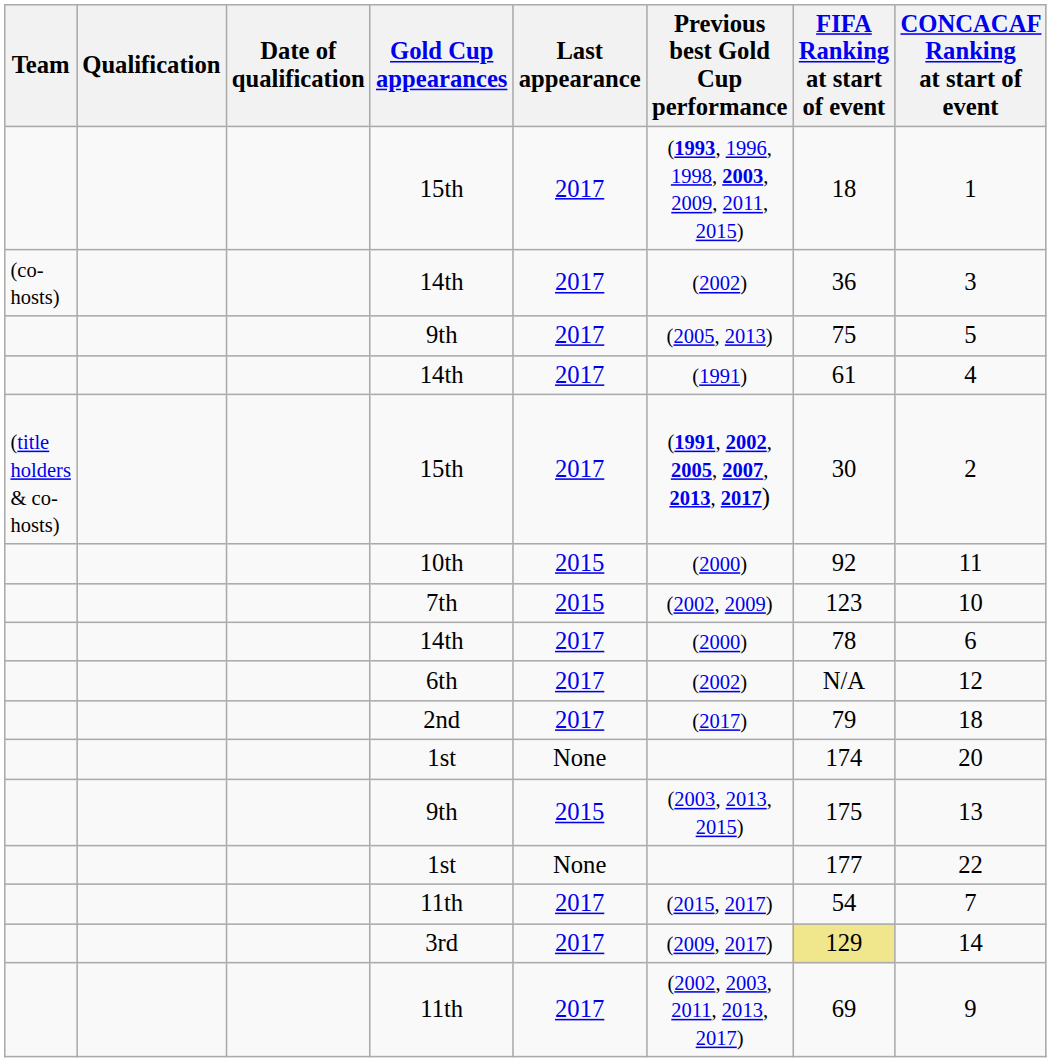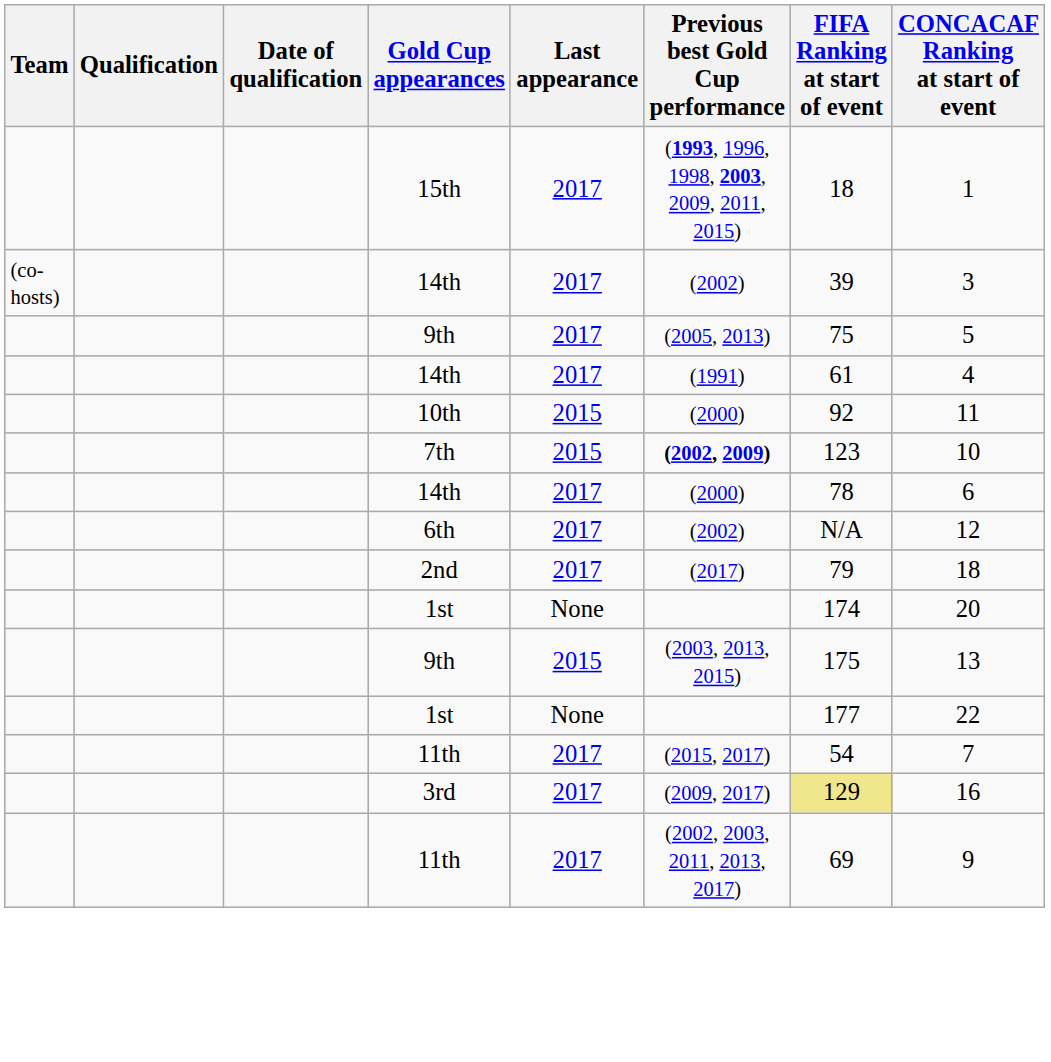(844, 282) 36 -> (841, 282) 39
- row: (41, 484)
(720, 604) normal -> (717, 452) bold
(971, 942) 14 -> (968, 792) 16
